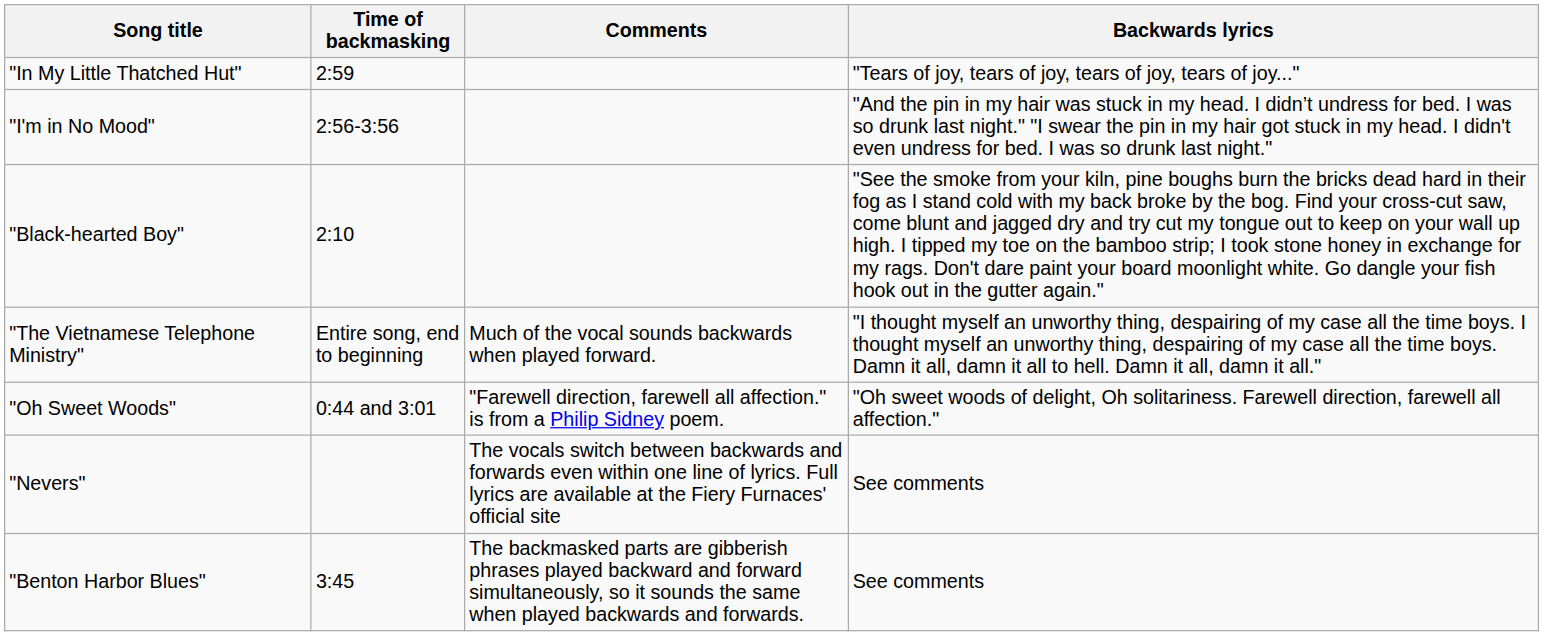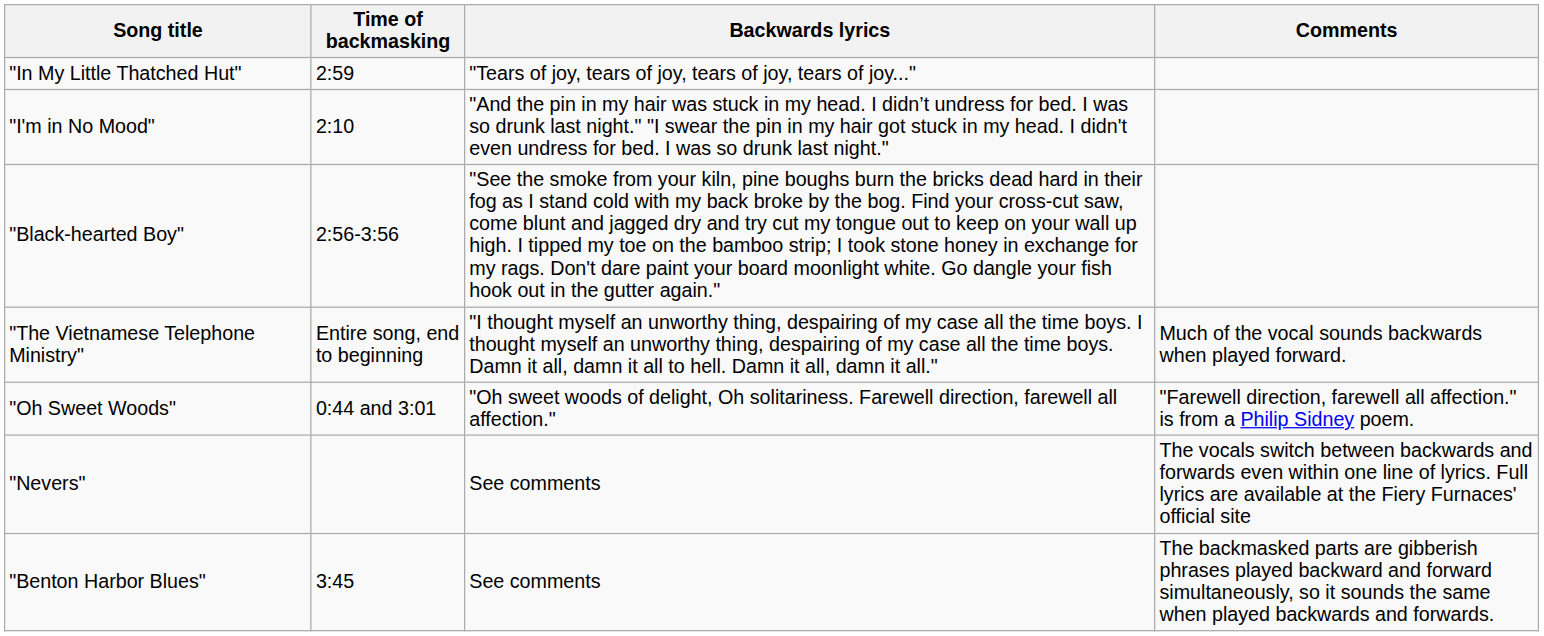columns swapped: (1193, 31) <-> (656, 31)
(357, 126) 2:56-3:56 -> (335, 126) 2:10
(335, 235) 2:10 -> (357, 235) 2:56-3:56
